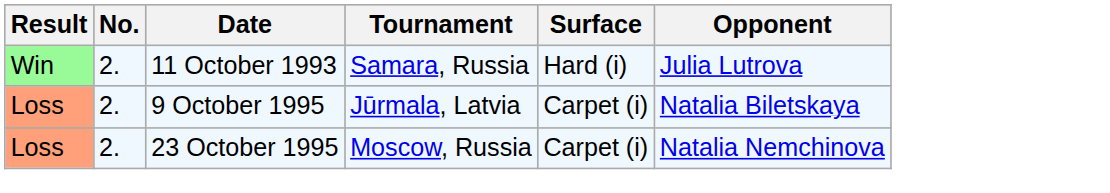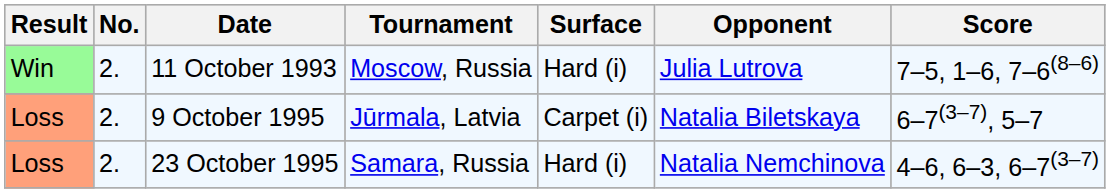+ column: (998, 24)
(440, 65) Samara, Russia -> (441, 68) Moscow, Russia
(441, 146) Moscow, Russia -> (440, 163) Samara, Russia
(596, 146) Carpet (i) -> (585, 163) Hard (i)
